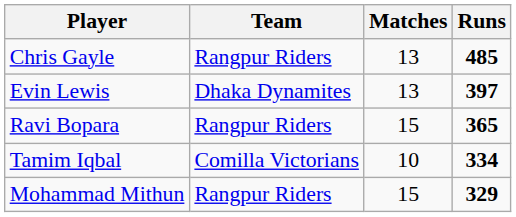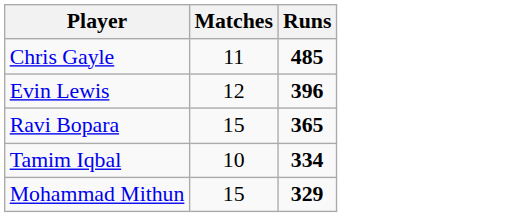- column: (277, 21)
(408, 56) 13 -> (234, 56) 11
(408, 90) 13 -> (234, 90) 12
(482, 90) 397 -> (307, 90) 396
